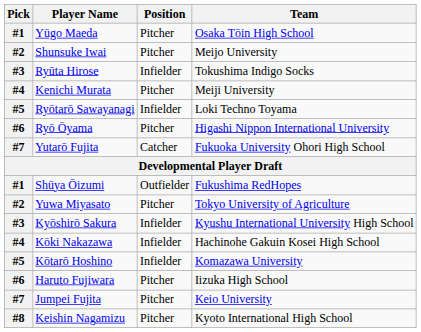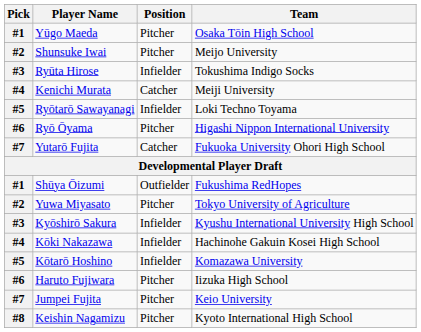(157, 90) Pitcher -> (159, 90) Catcher
